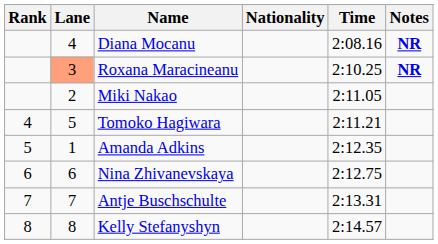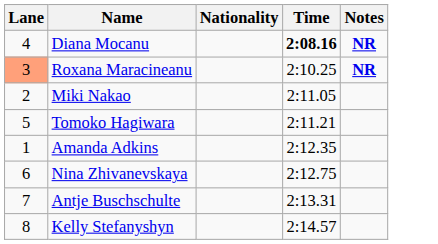- column: (28, 17)
(357, 43) normal -> (311, 43) bold
